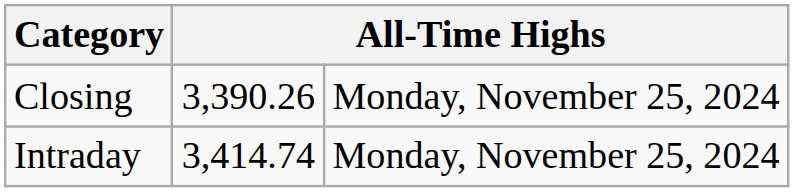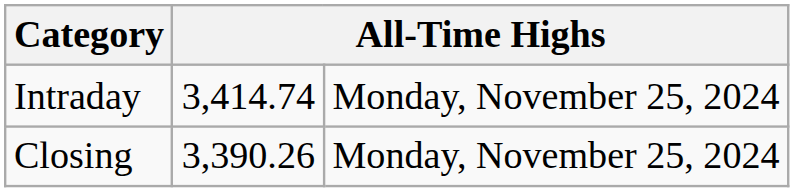rows swapped: (73, 95) <-> (77, 155)
